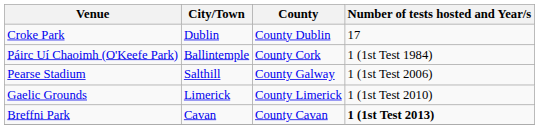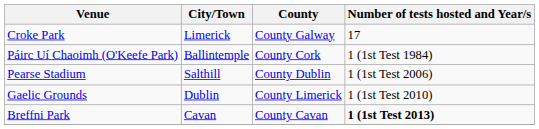(201, 34) Dublin -> (207, 34) Limerick
(293, 34) County Dublin -> (295, 34) County Galway
(295, 74) County Galway -> (293, 74) County Dublin
(207, 94) Limerick -> (201, 94) Dublin
